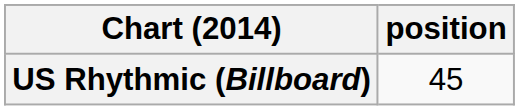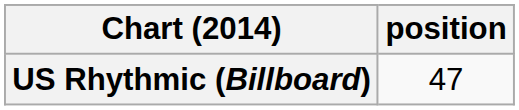(446, 78) 45 -> (446, 78) 47
